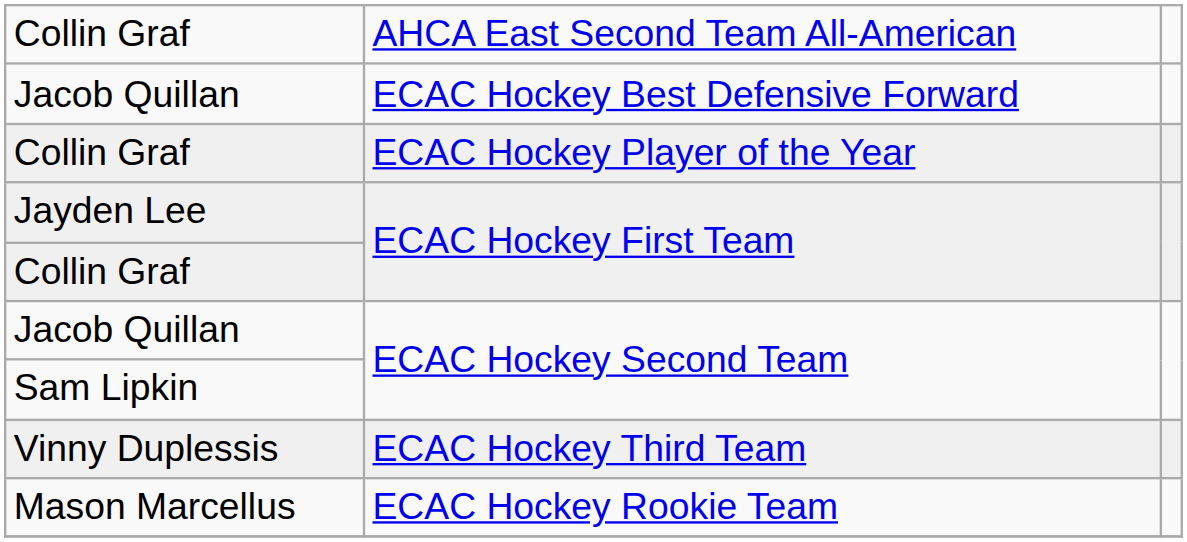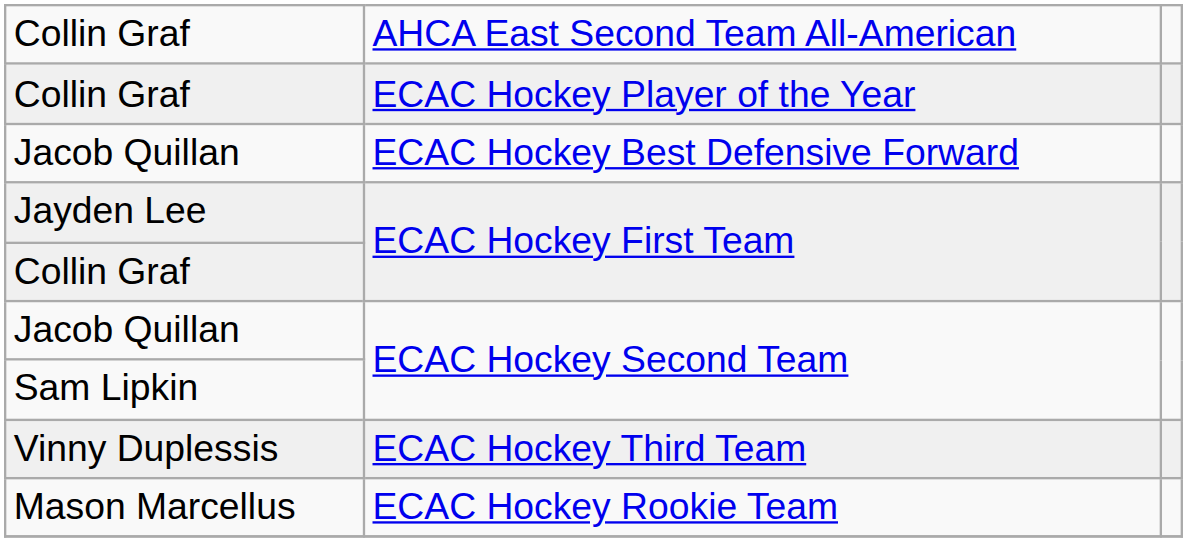rows swapped: (102, 152) <-> (127, 93)
